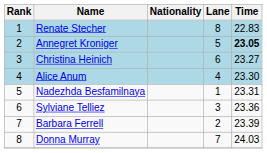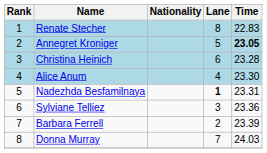(247, 60) 23.27 -> (247, 60) 23.28
(218, 92) normal -> (218, 92) bold
